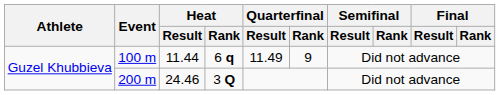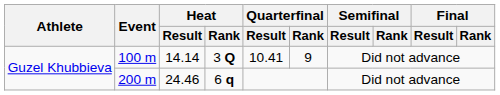(182, 58) 11.44 -> (182, 58) 14.14
(224, 58) 6 q -> (224, 58) 3 Q
(266, 58) 11.49 -> (266, 58) 10.41
(224, 79) 3 Q -> (224, 79) 6 q
